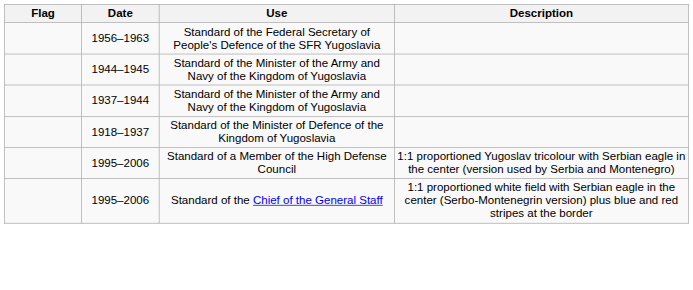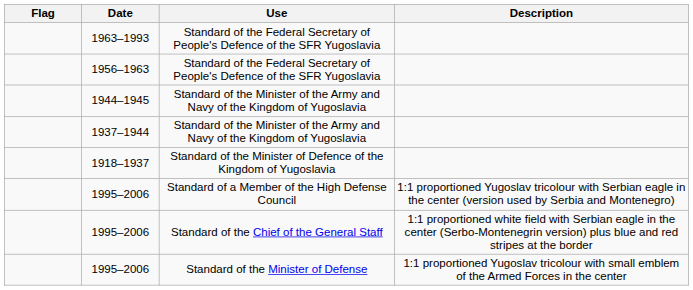+ row: (120, 38)
+ row: (120, 269)
